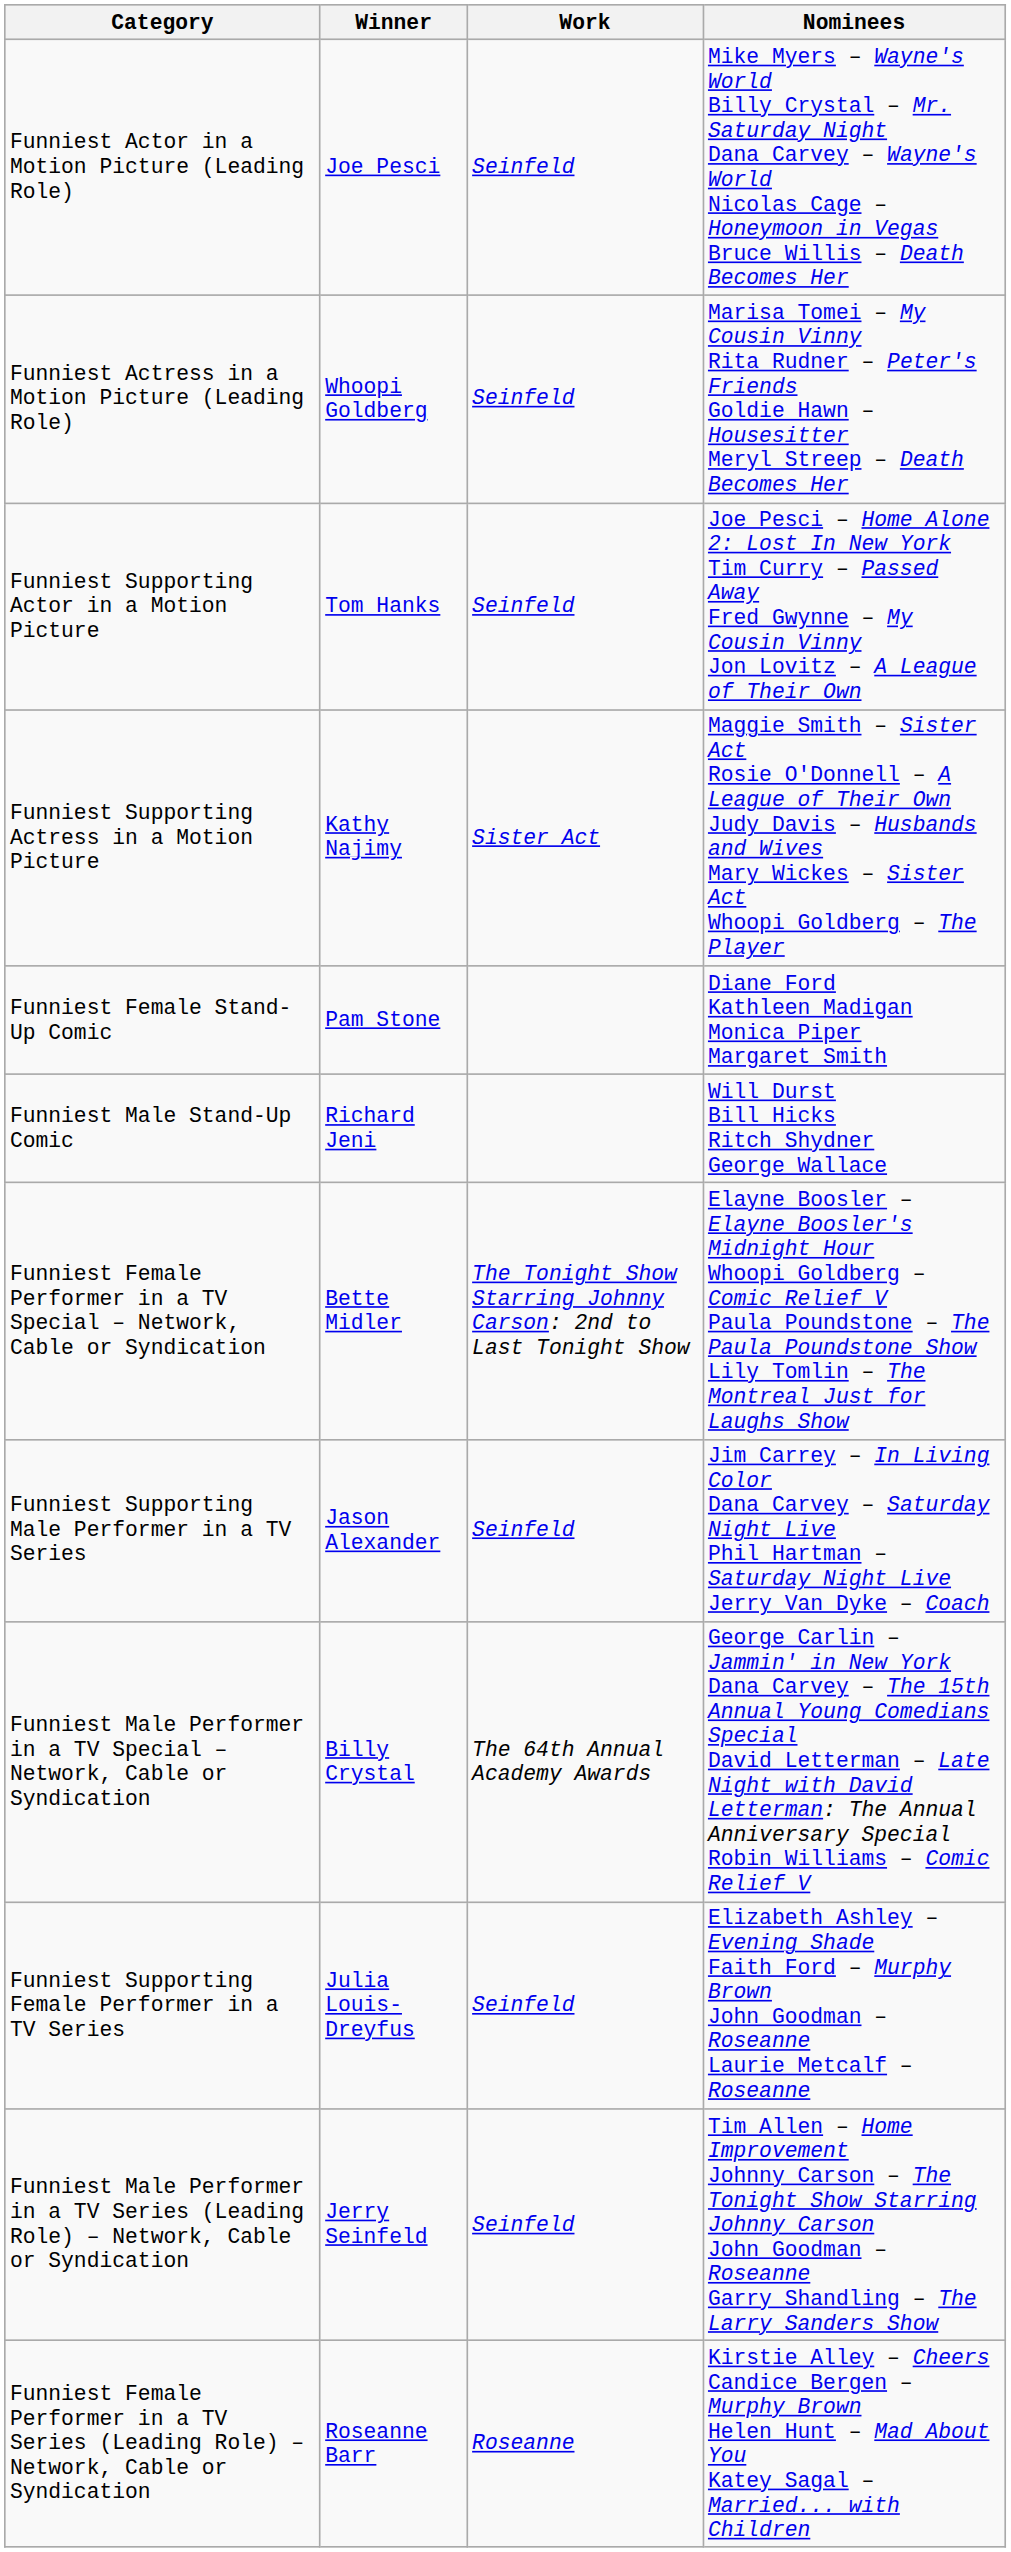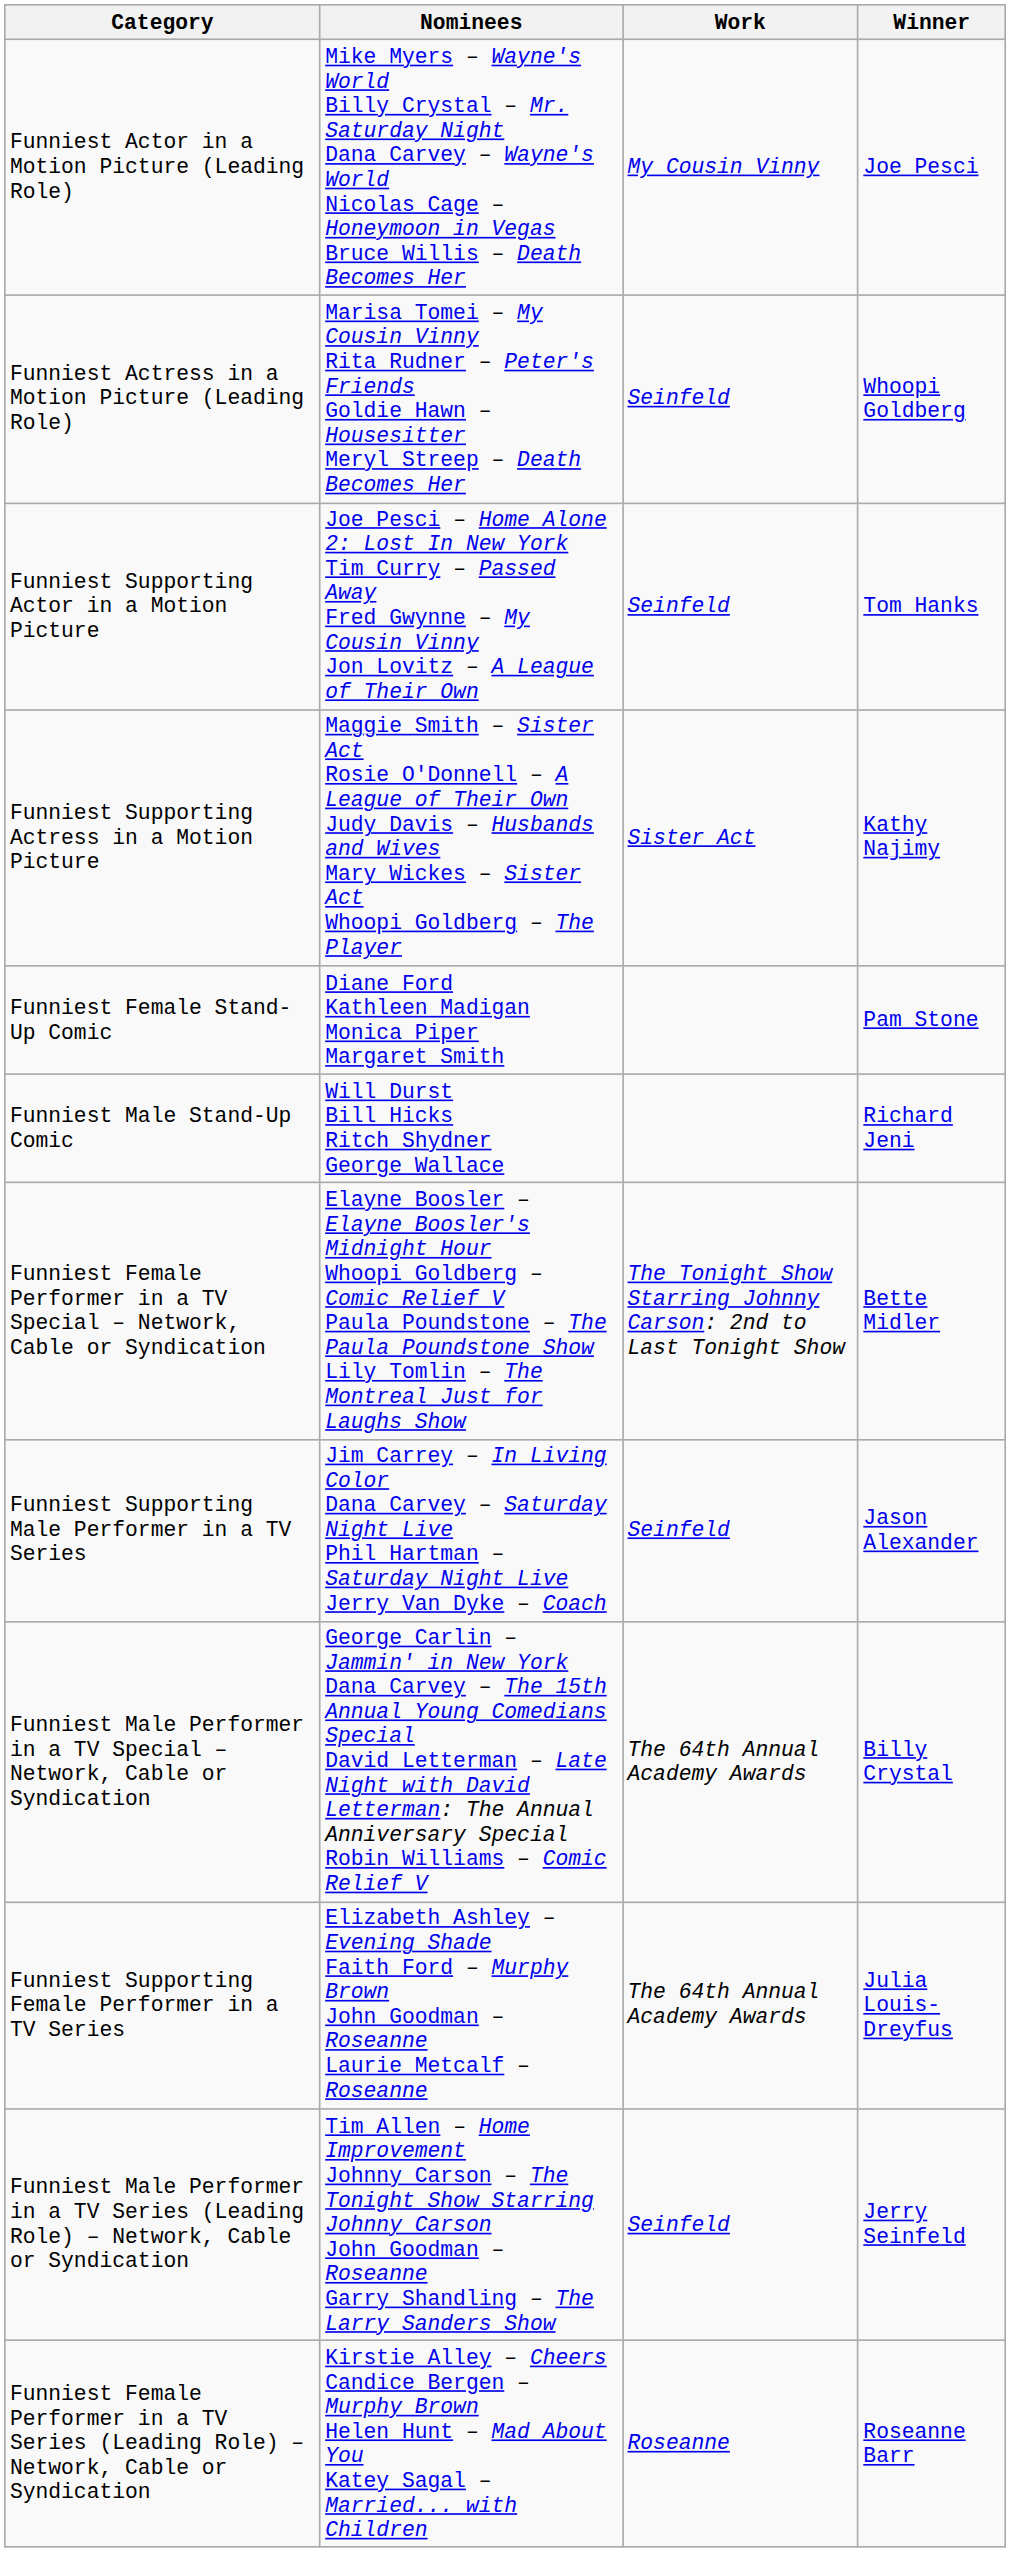columns swapped: (394, 22) <-> (854, 22)
(523, 168) Seinfeld -> (723, 168) My Cousin Vinny
(523, 2006) Seinfeld -> (723, 2006) The 64th Annual Academy Awards
